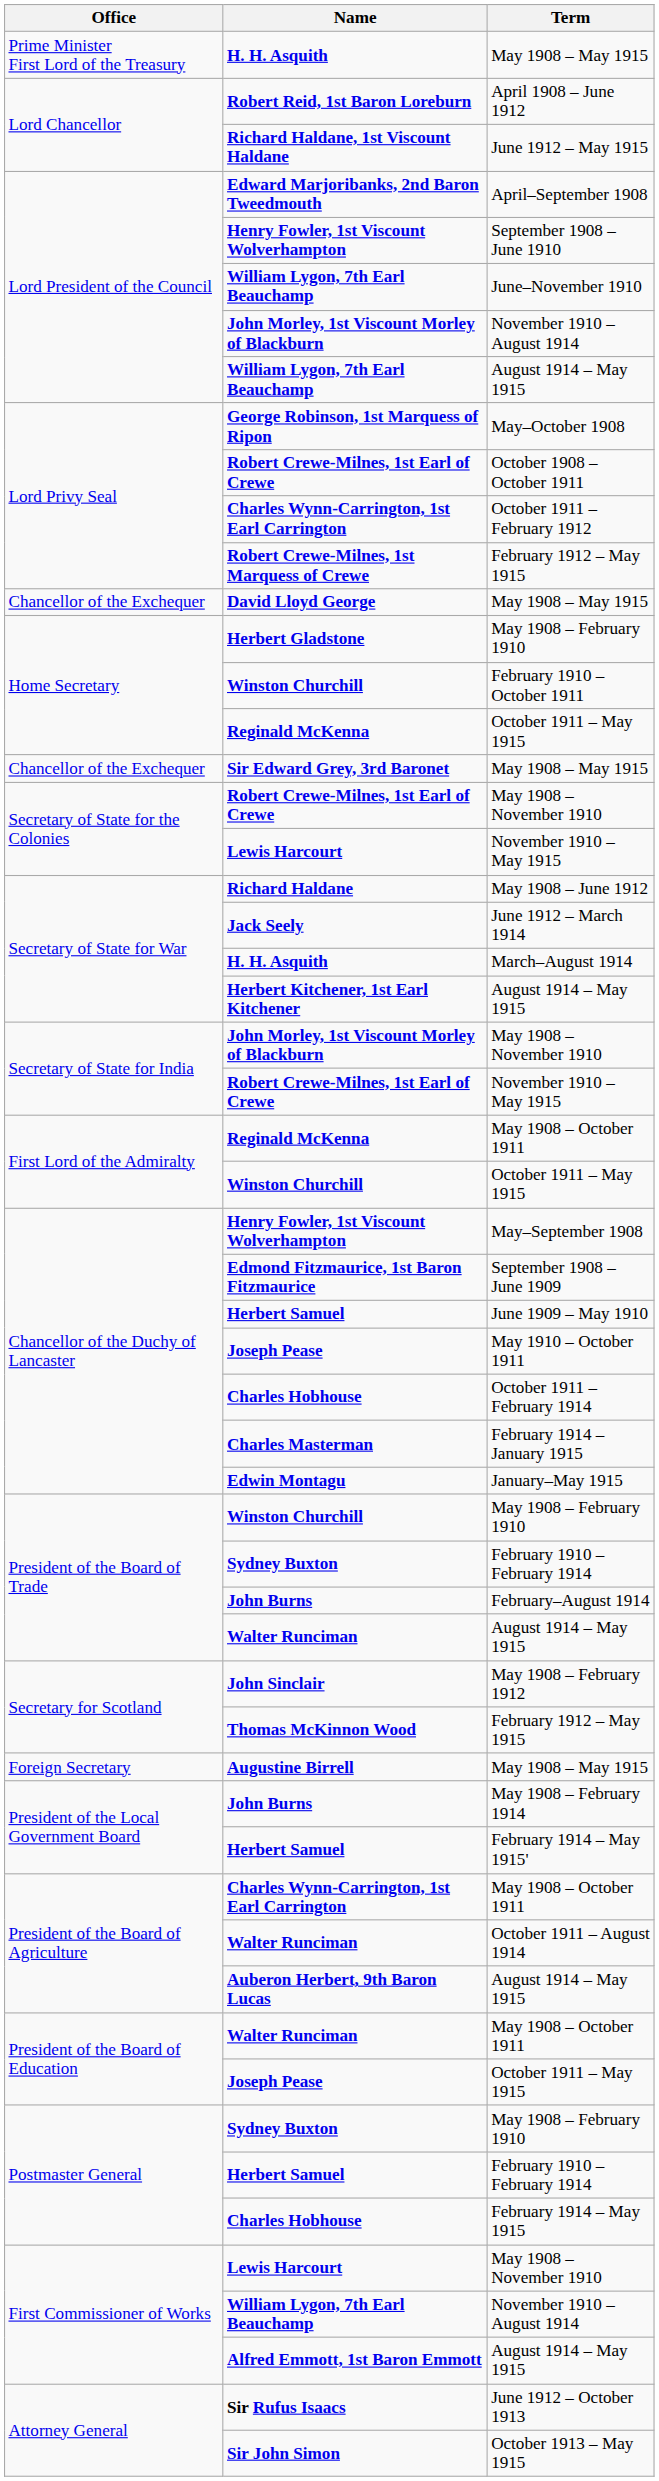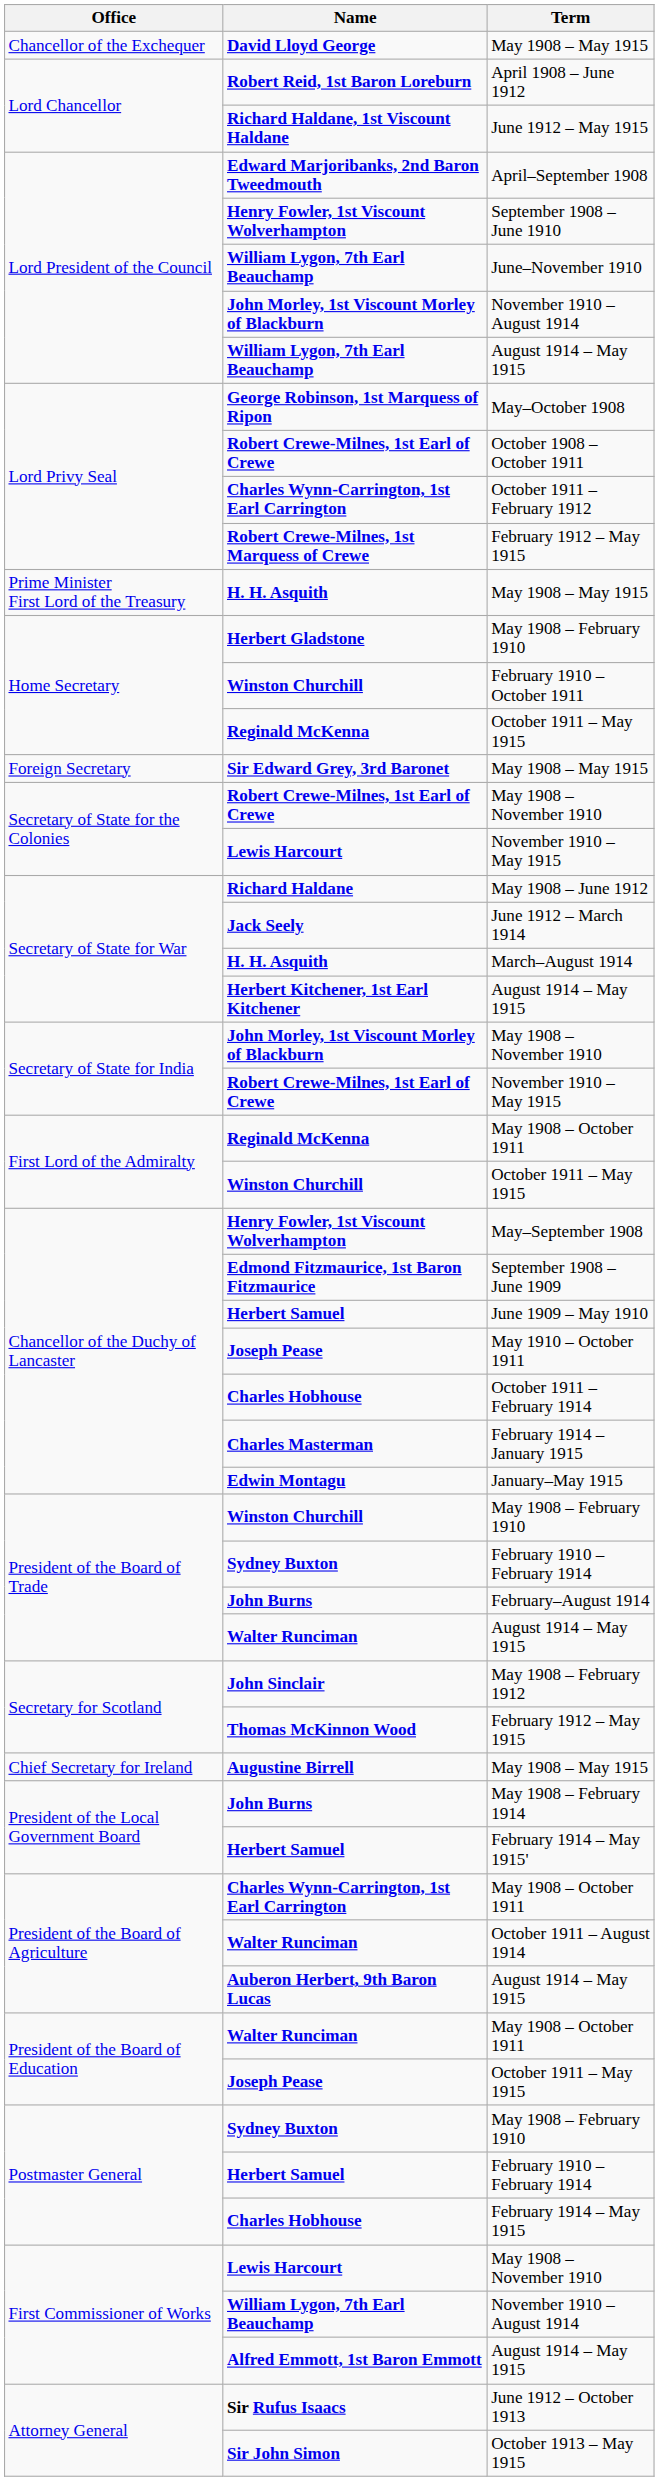rows swapped: (277, 54) <-> (301, 602)
(107, 768) Chancellor of the Exchequer -> (70, 768) Foreign Secretary
(70, 1766) Foreign Secretary -> (100, 1766) Chief Secretary for Ireland
